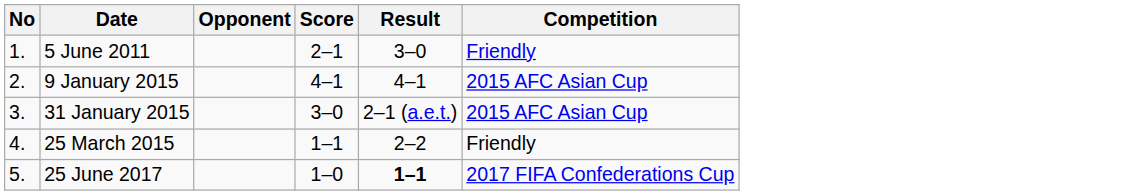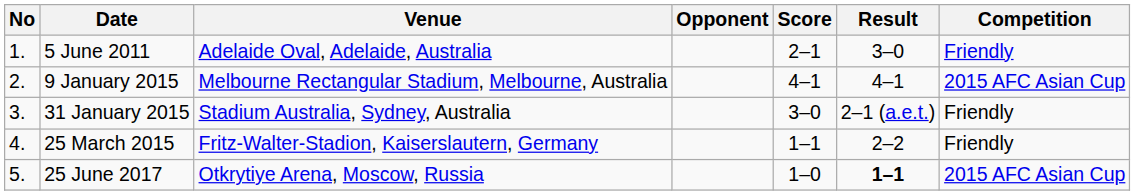+ column: (433, 19)
(557, 112) 2015 AFC Asian Cup -> (979, 112) Friendly
(600, 174) 2017 FIFA Confederations Cup -> (1035, 174) 2015 AFC Asian Cup
